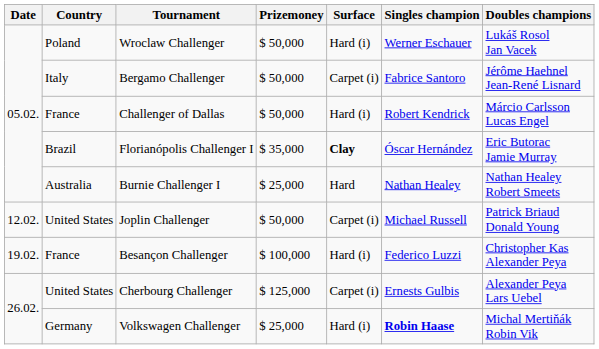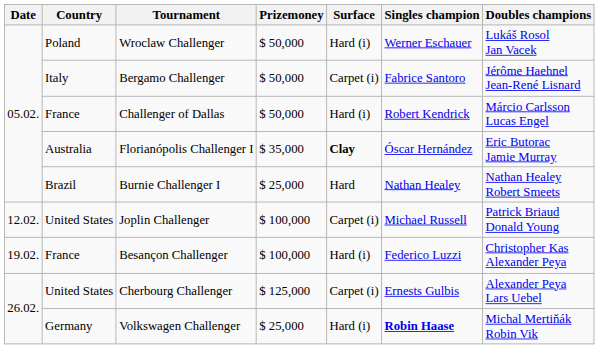(61, 148) Brazil -> (68, 148) Australia
(68, 184) Australia -> (61, 184) Brazil
(282, 219) $ 50,000 -> (285, 219) $ 100,000
